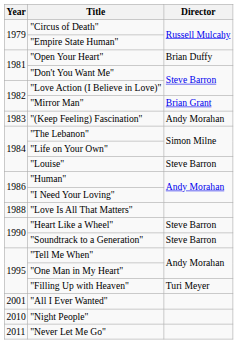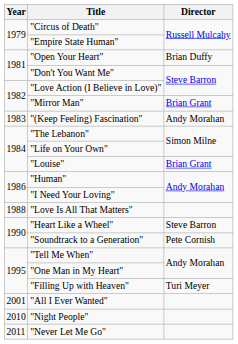(191, 164) Steve Barron -> (189, 164) Brian Grant
(191, 240) Steve Barron -> (190, 240) Pete Cornish
